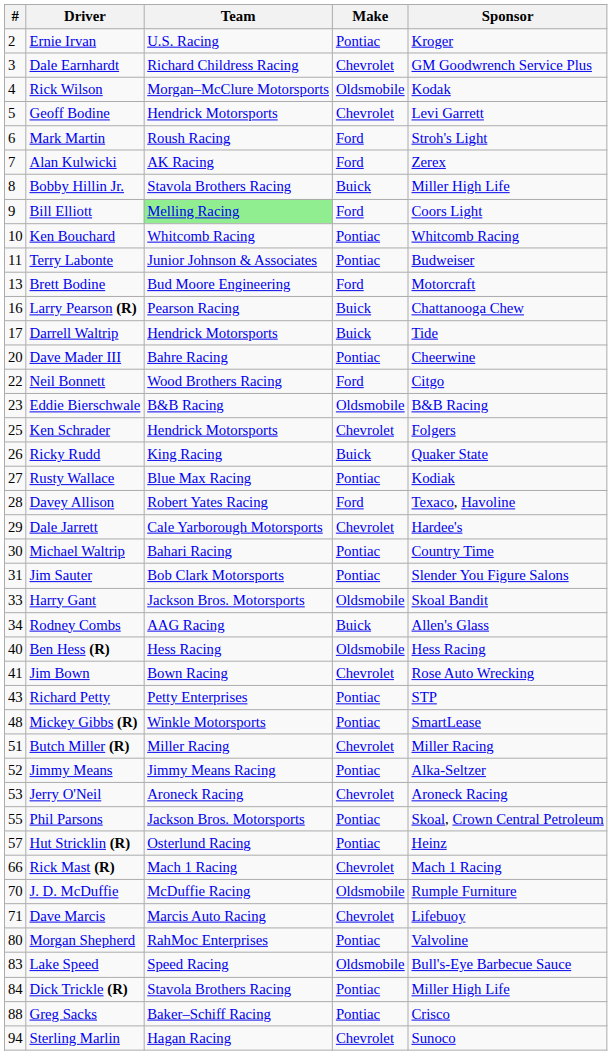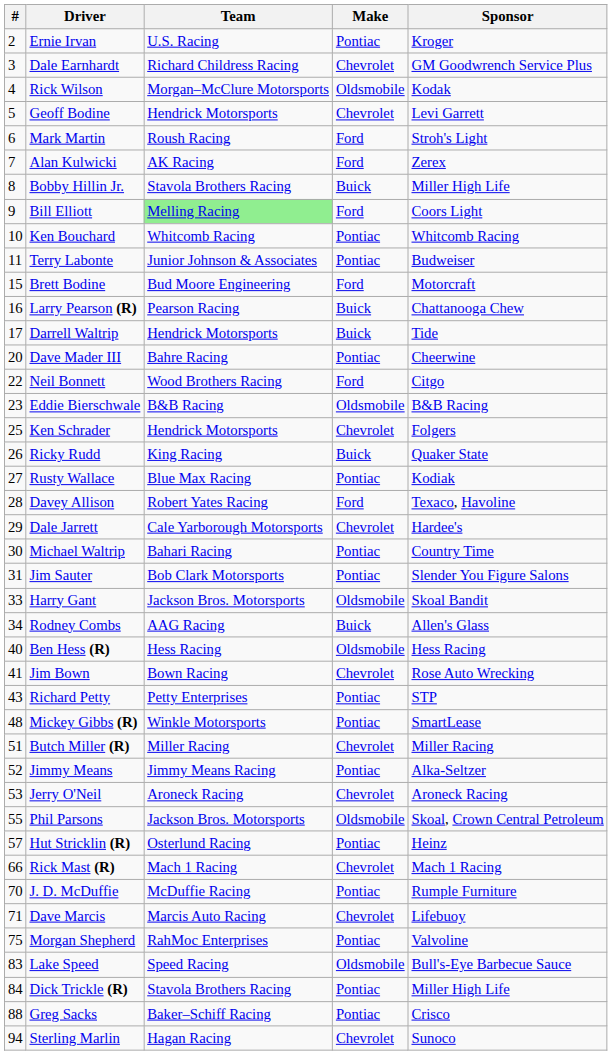(15, 284) 13 -> (15, 284) 15
(358, 819) Pontiac -> (370, 819) Oldsmobile
(370, 892) Oldsmobile -> (358, 892) Pontiac
(15, 940) 80 -> (15, 940) 75
